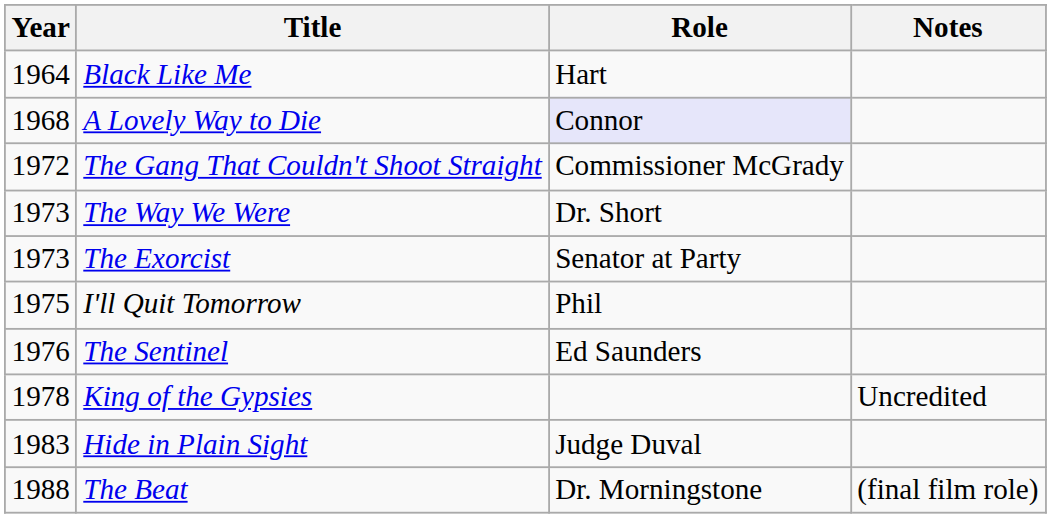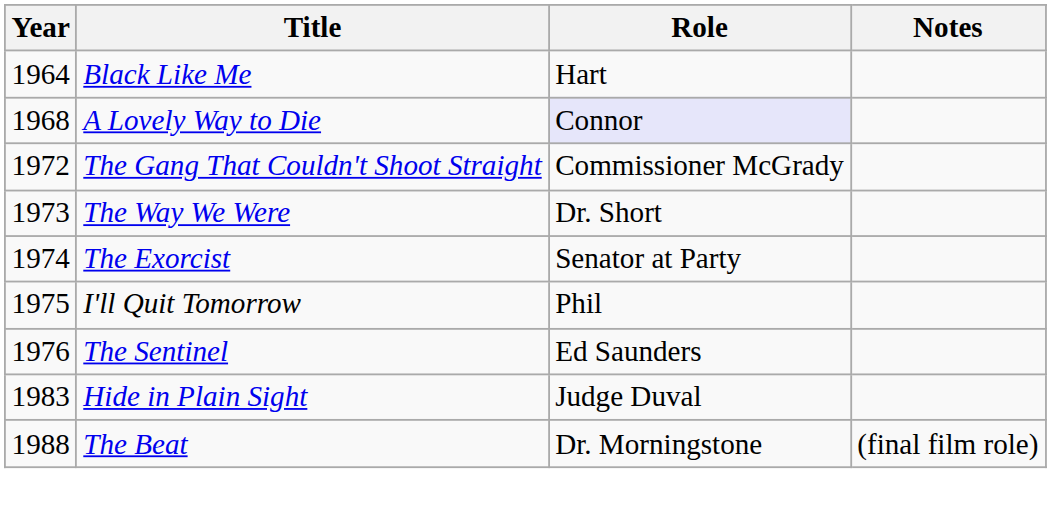(41, 258) 1973 -> (41, 258) 1974
- row: (198, 397)
